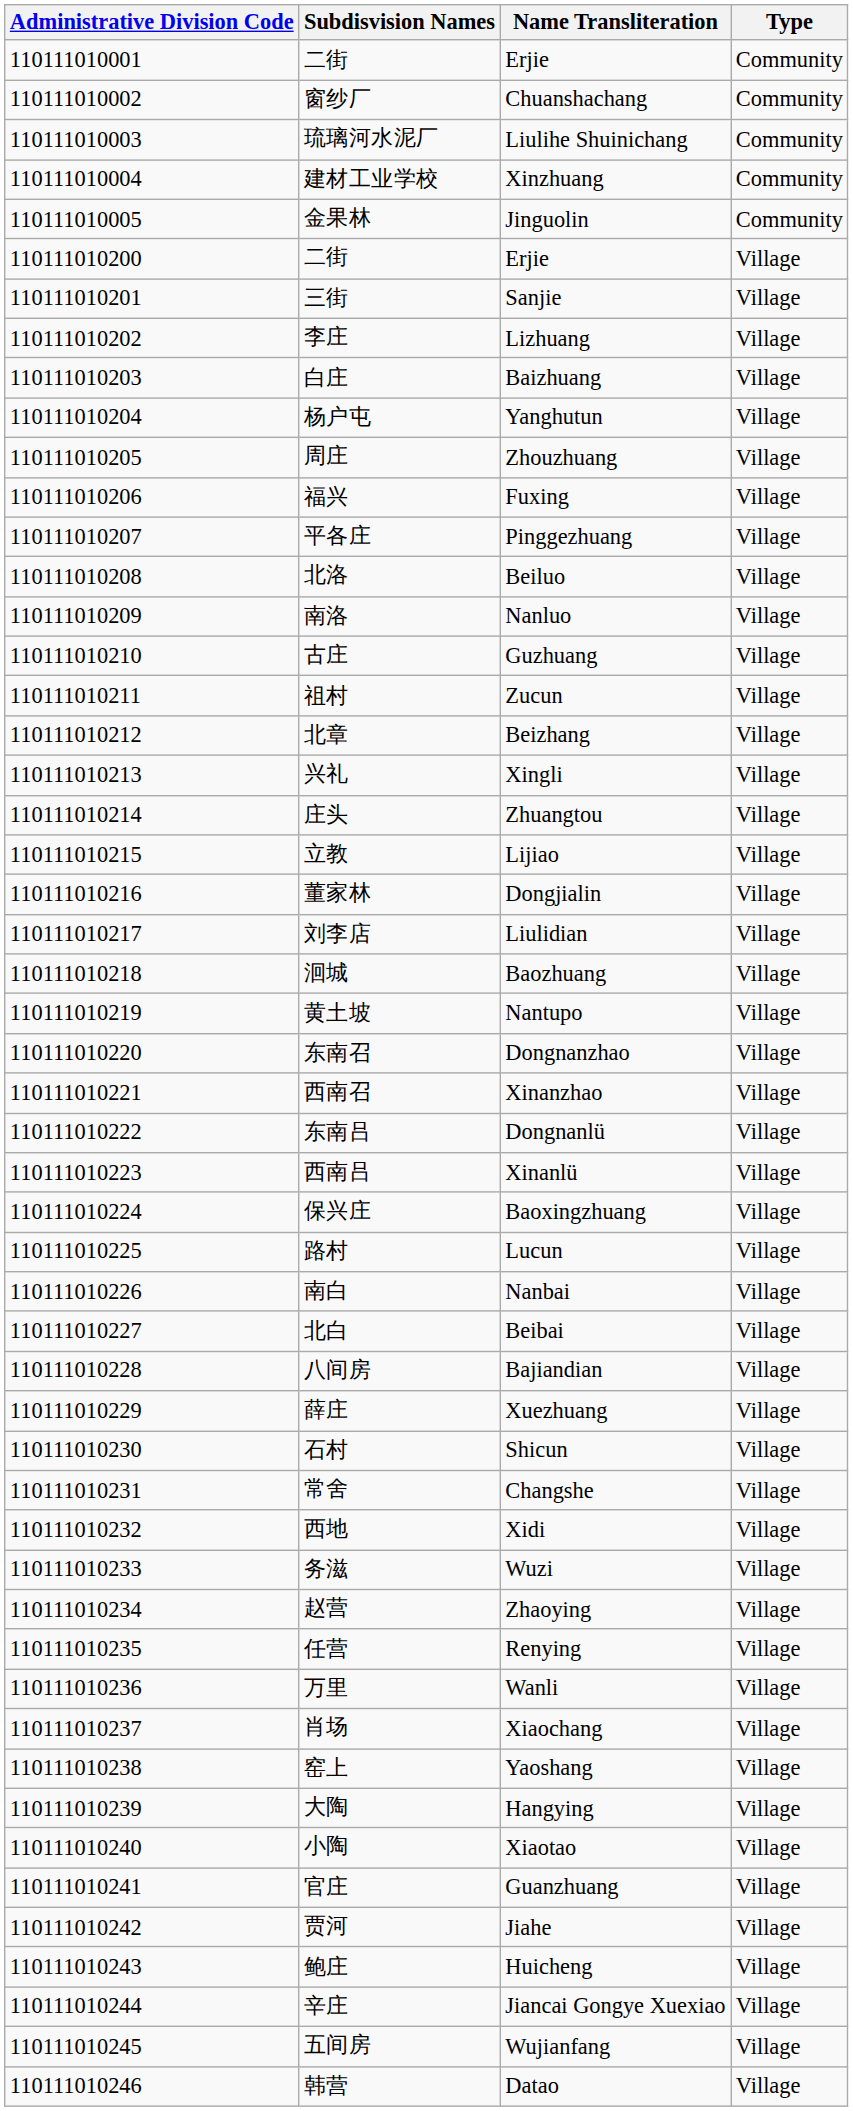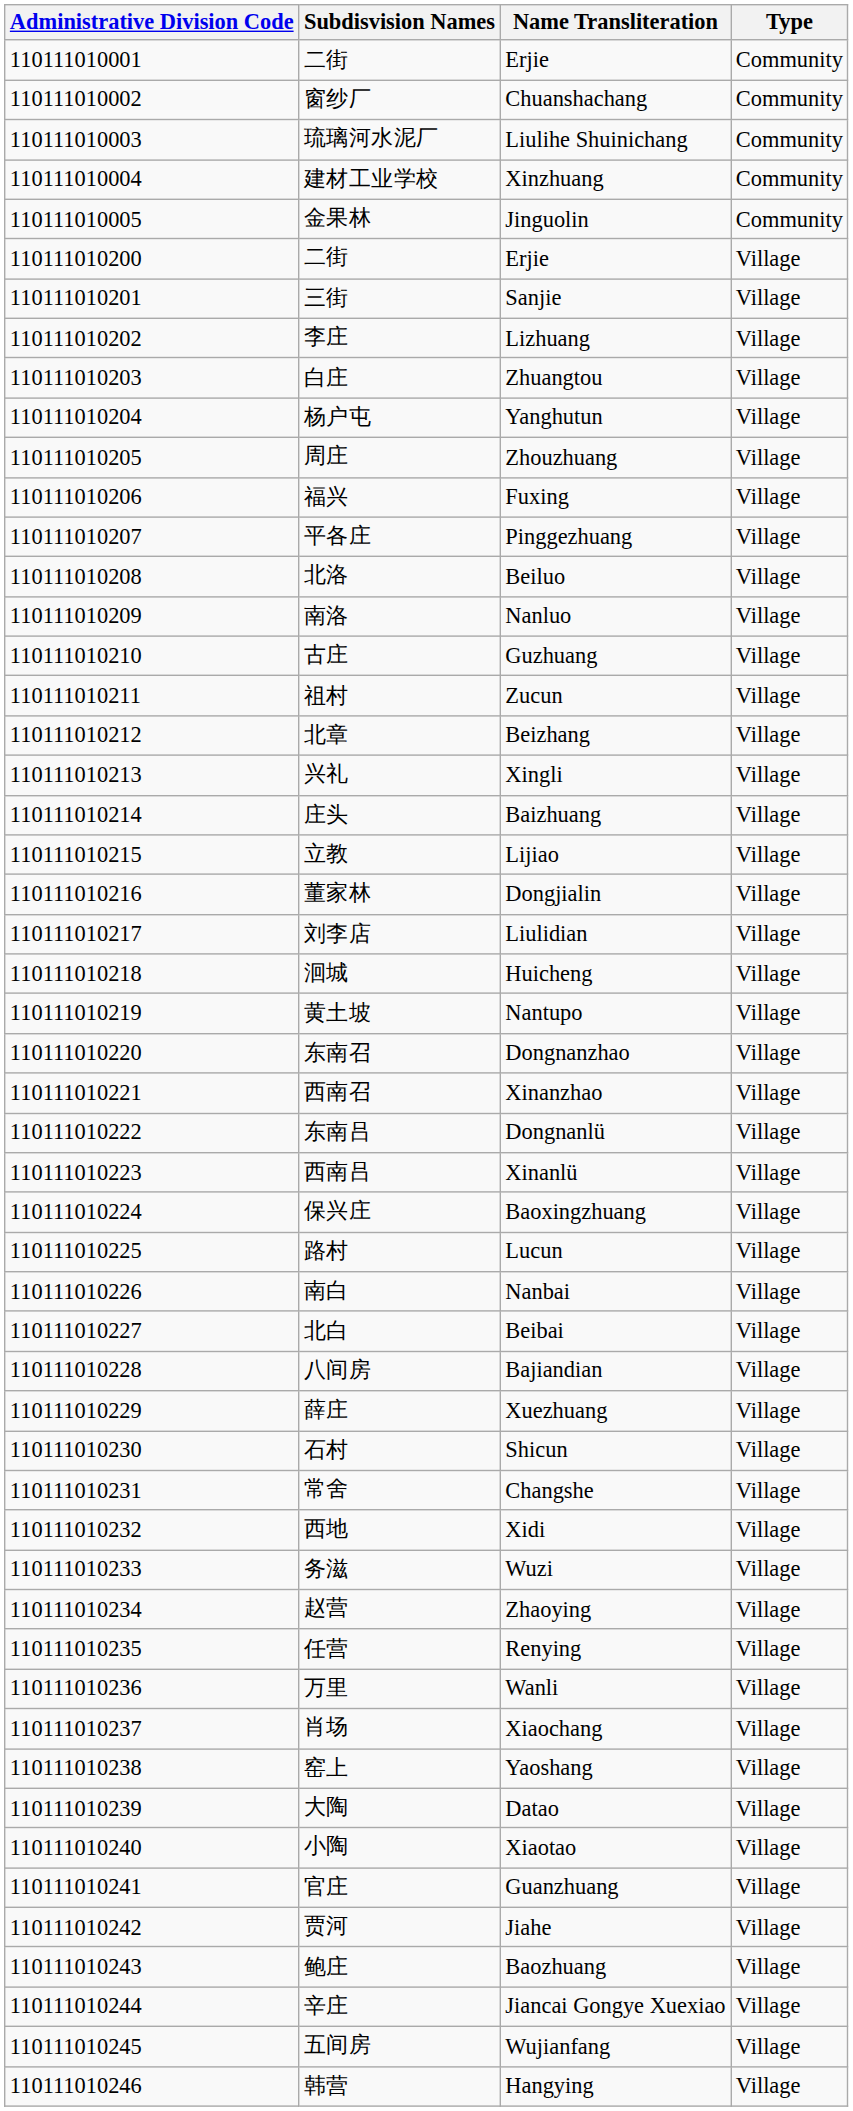(553, 377) Baizhuang -> (554, 377) Zhuangtou
(554, 814) Zhuangtou -> (553, 814) Baizhuang
(556, 973) Baozhuang -> (549, 973) Huicheng
(550, 1807) Hangying -> (532, 1807) Datao
(549, 1966) Huicheng -> (556, 1966) Baozhuang
(532, 2085) Datao -> (550, 2085) Hangying
